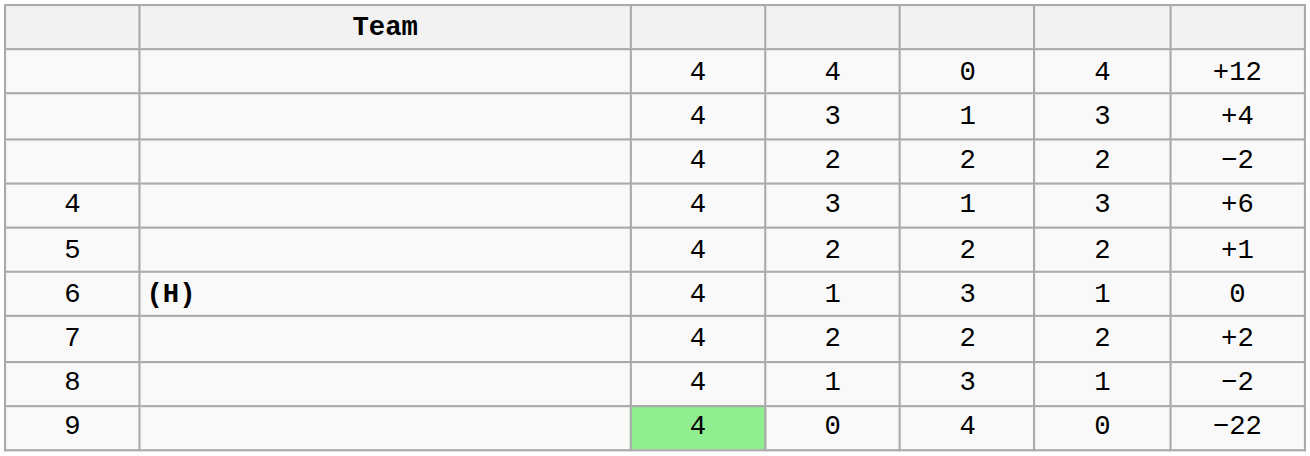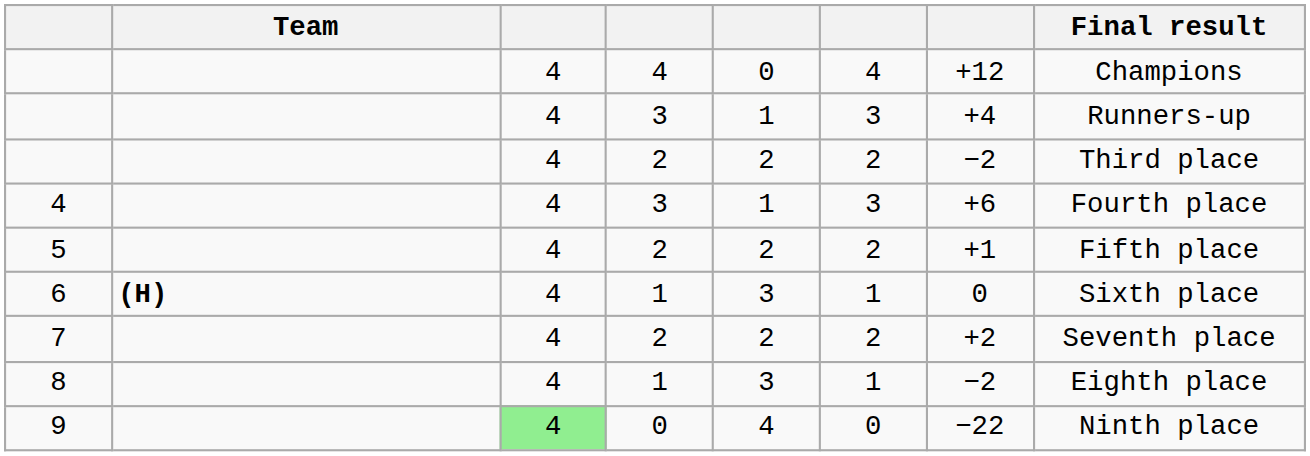+ column: (1169, 27)
